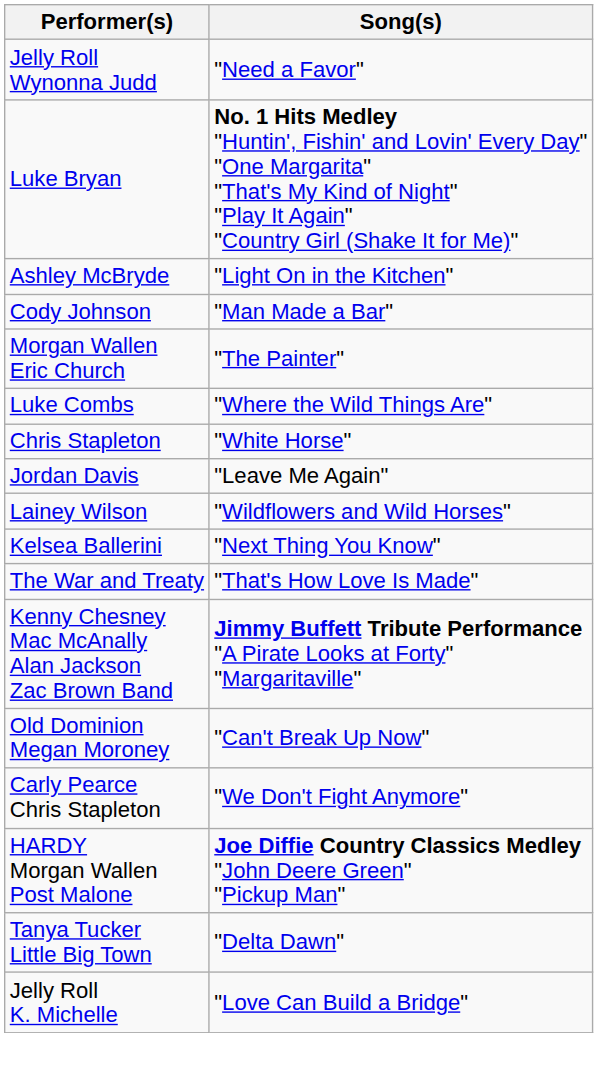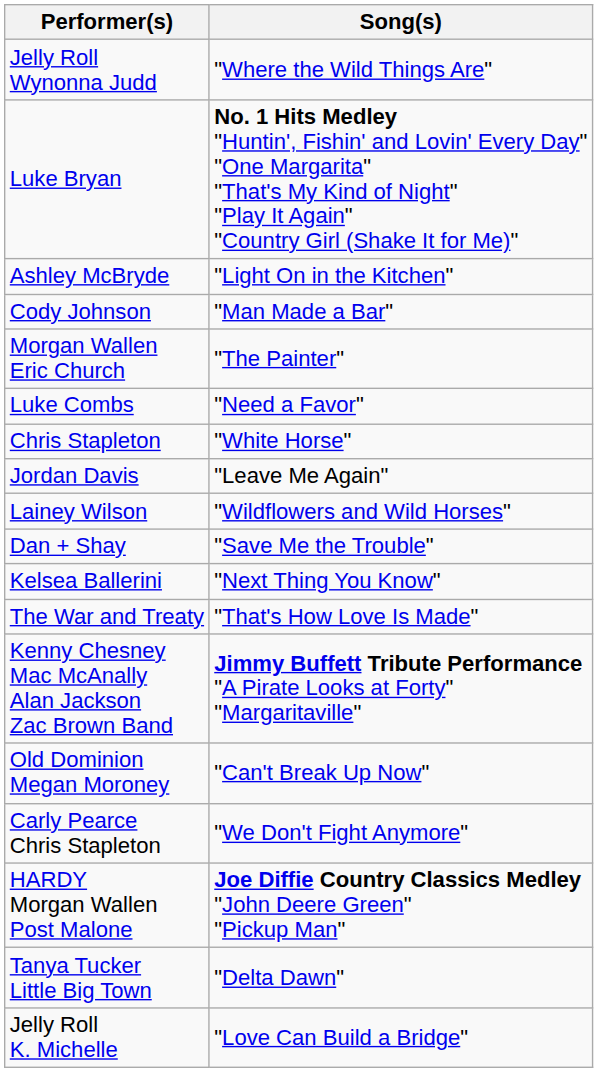(289, 69) "Need a Favor" -> (353, 69) "Where the Wild Things Are"
(353, 405) "Where the Wild Things Are" -> (289, 405) "Need a Favor"
+ row: (68, 546)
